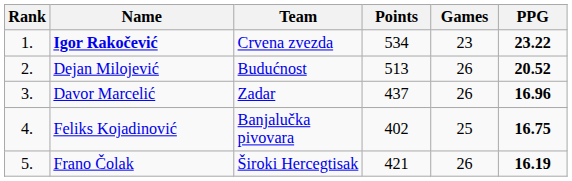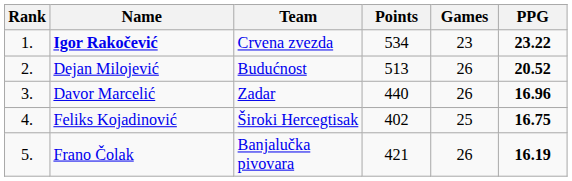(397, 94) 437 -> (397, 94) 440
(274, 128) Banjalučka pivovara -> (298, 119) Široki Hercegtisak
(298, 163) Široki Hercegtisak -> (274, 154) Banjalučka pivovara
